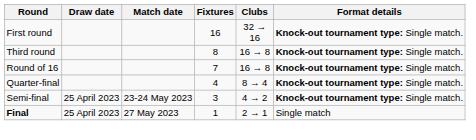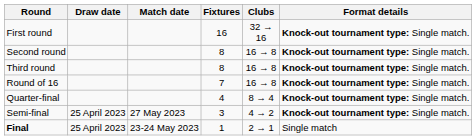+ row: (36, 53)
(158, 98) 23-24 May 2023 -> (158, 113) 27 May 2023
(151, 113) 27 May 2023 -> (164, 128) 23-24 May 2023
